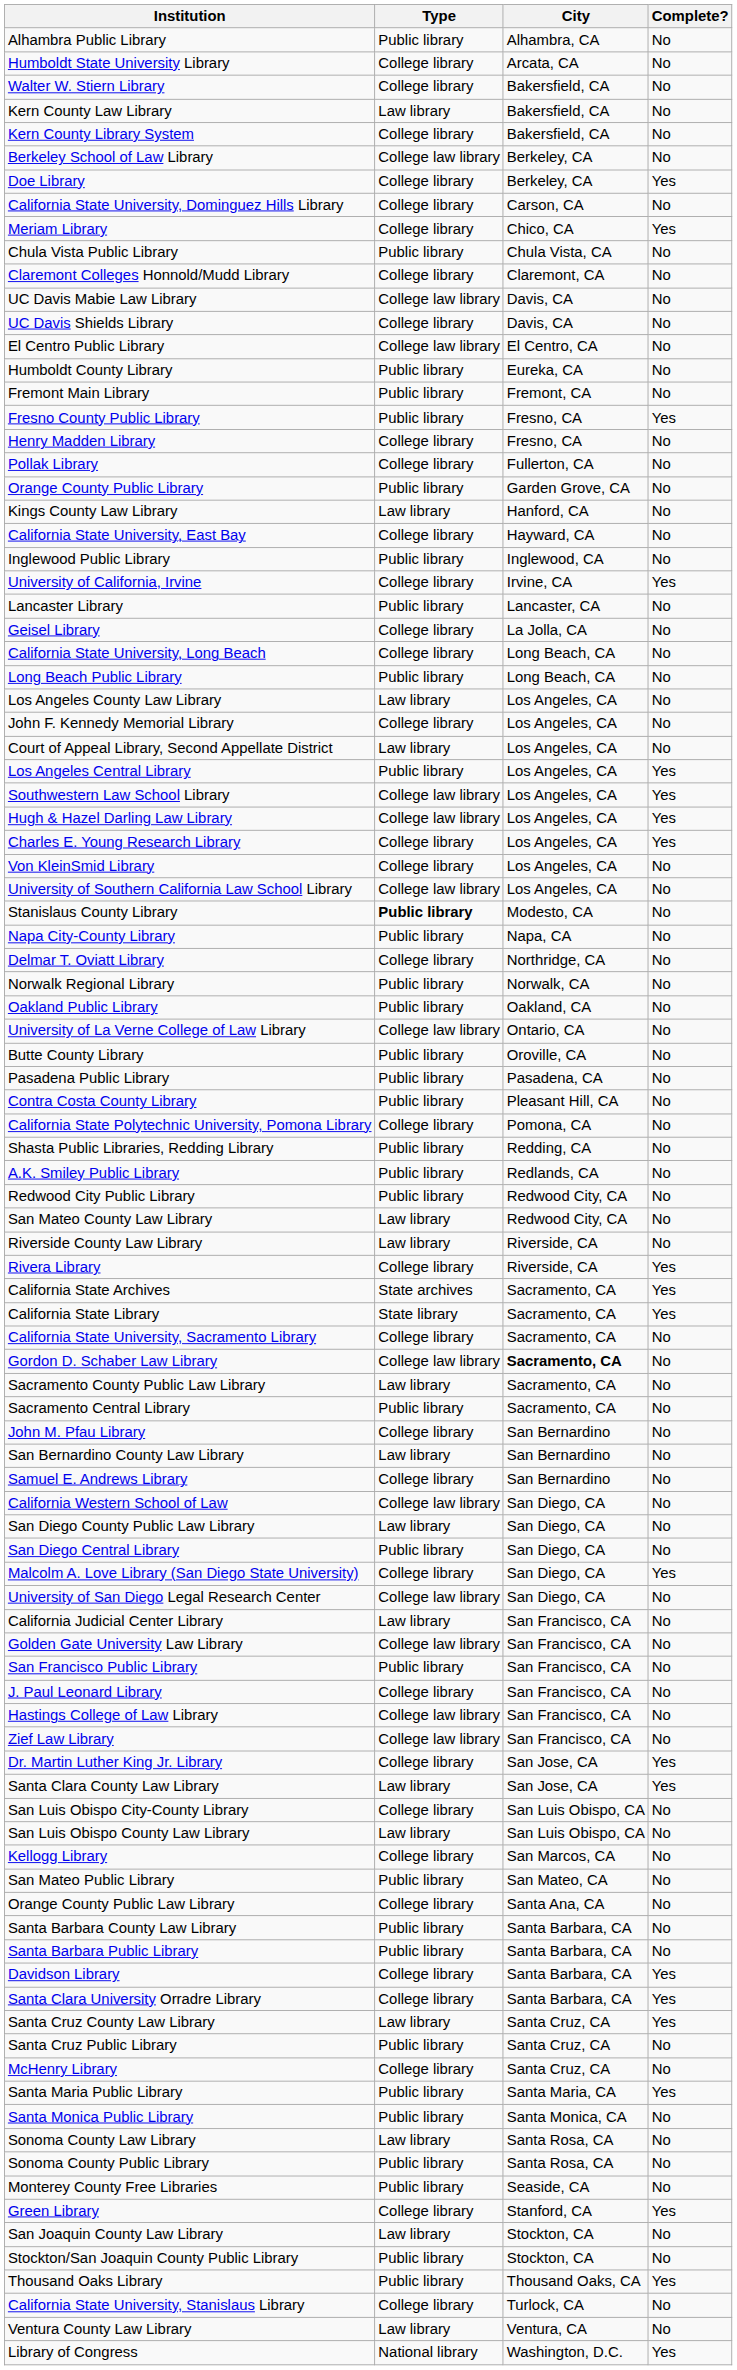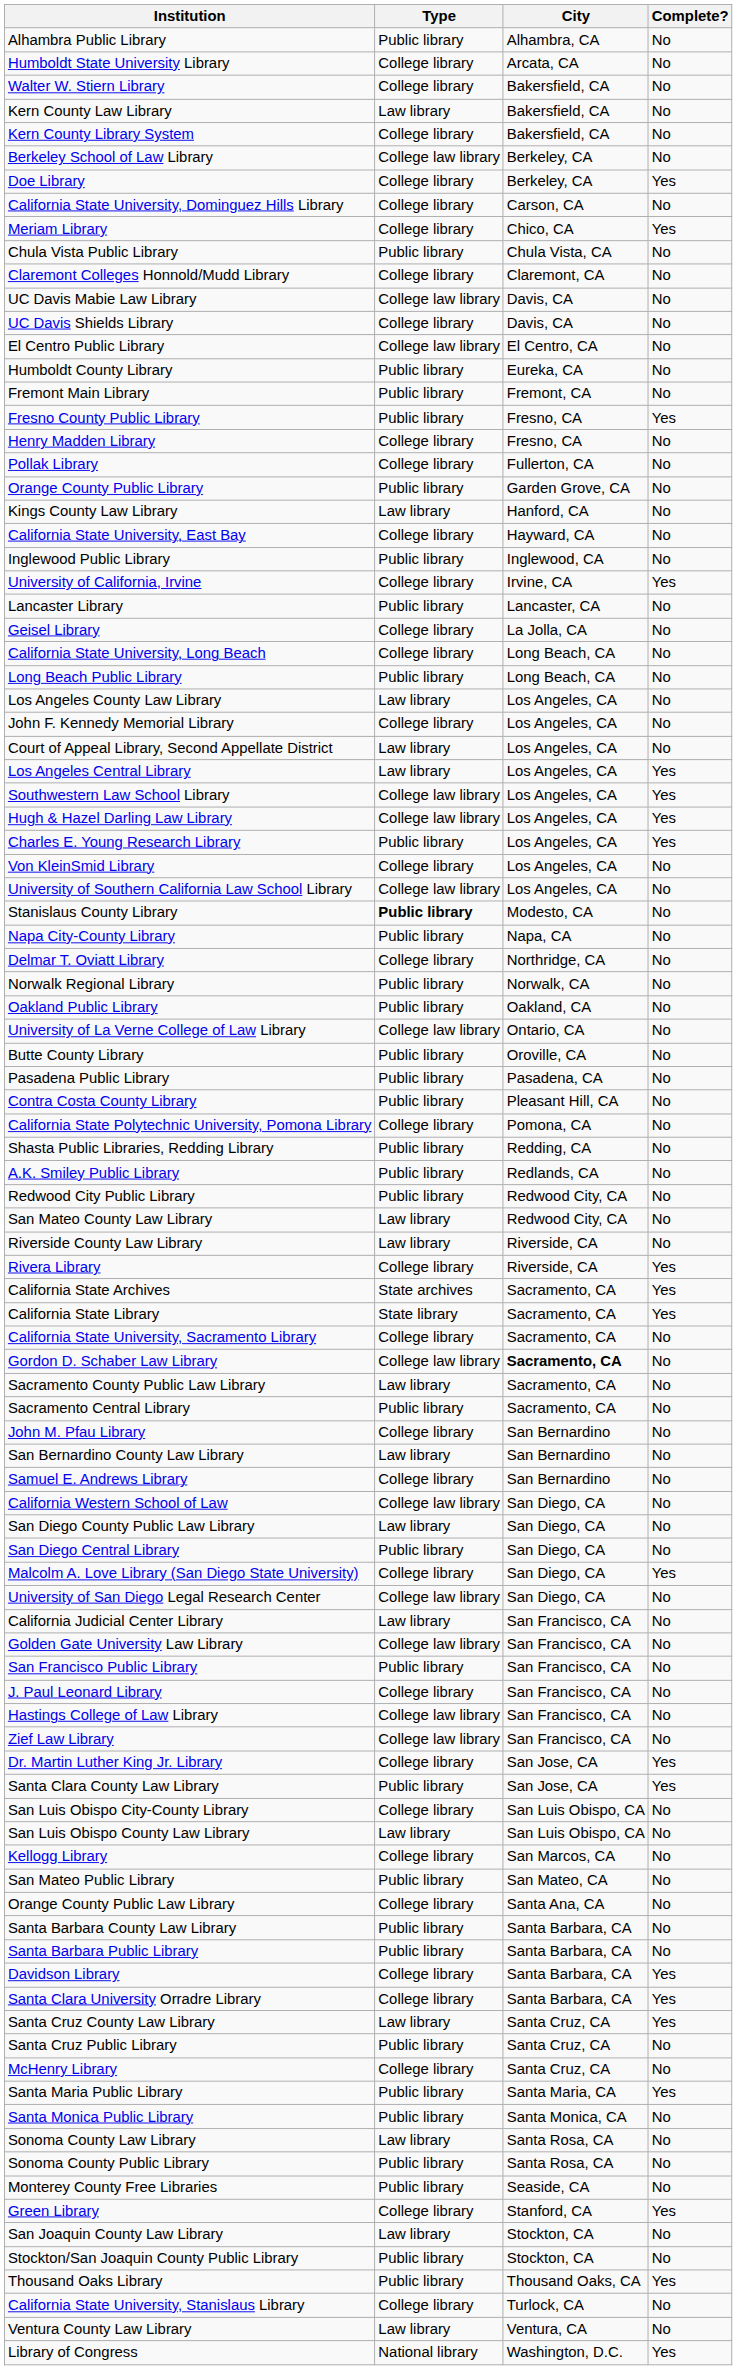(421, 771) Public library -> (414, 771) Law library
(426, 842) College library -> (421, 842) Public library
(414, 1786) Law library -> (421, 1786) Public library
